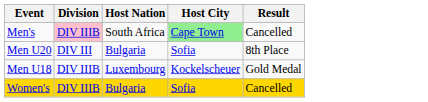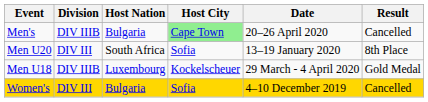+ column: (302, 13)
(78, 32) pink background -> (78, 32) no background
(135, 32) South Africa -> (125, 32) Bulgaria
(125, 50) Bulgaria -> (135, 50) South Africa
(78, 87) DIV IIIB -> (74, 87) DIV III
